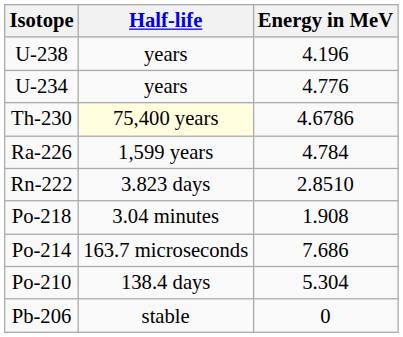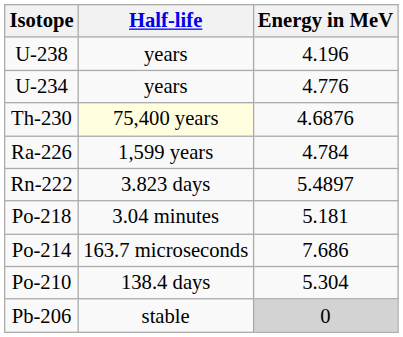(325, 119) 4.6786 -> (325, 119) 4.6876
(325, 184) 2.8510 -> (325, 184) 5.4897
(325, 217) 1.908 -> (325, 217) 5.181
(325, 315) no background -> (325, 315) lightgrey background
